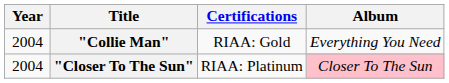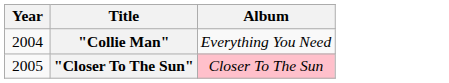- column: (252, 16)
(27, 66) 2004 -> (27, 66) 2005
